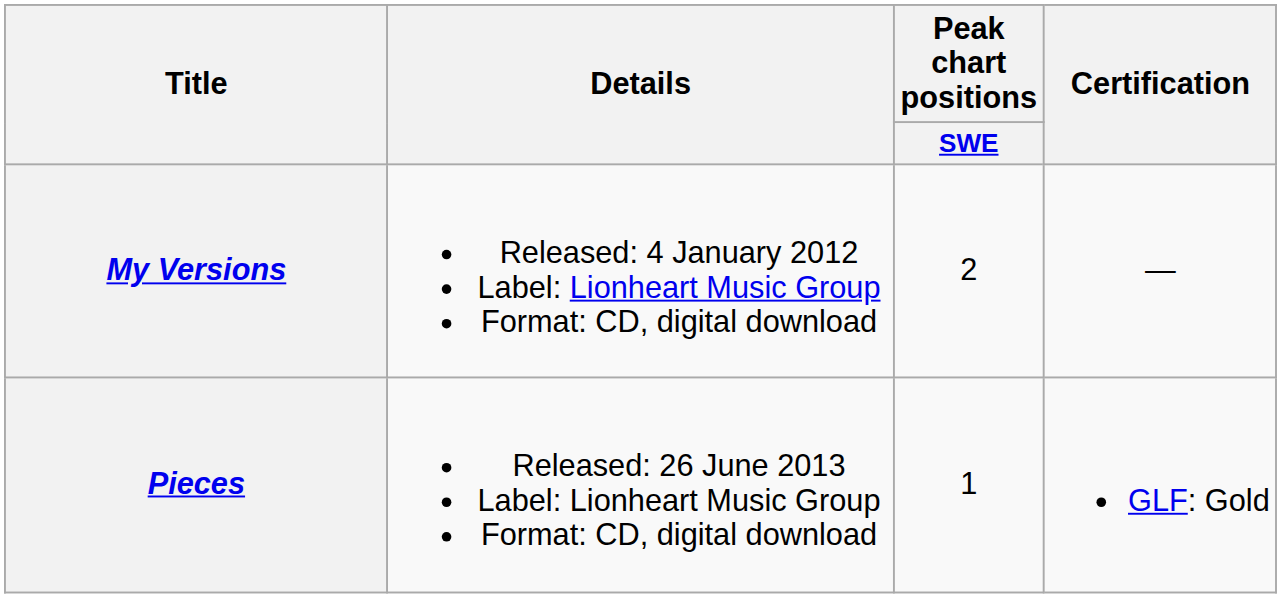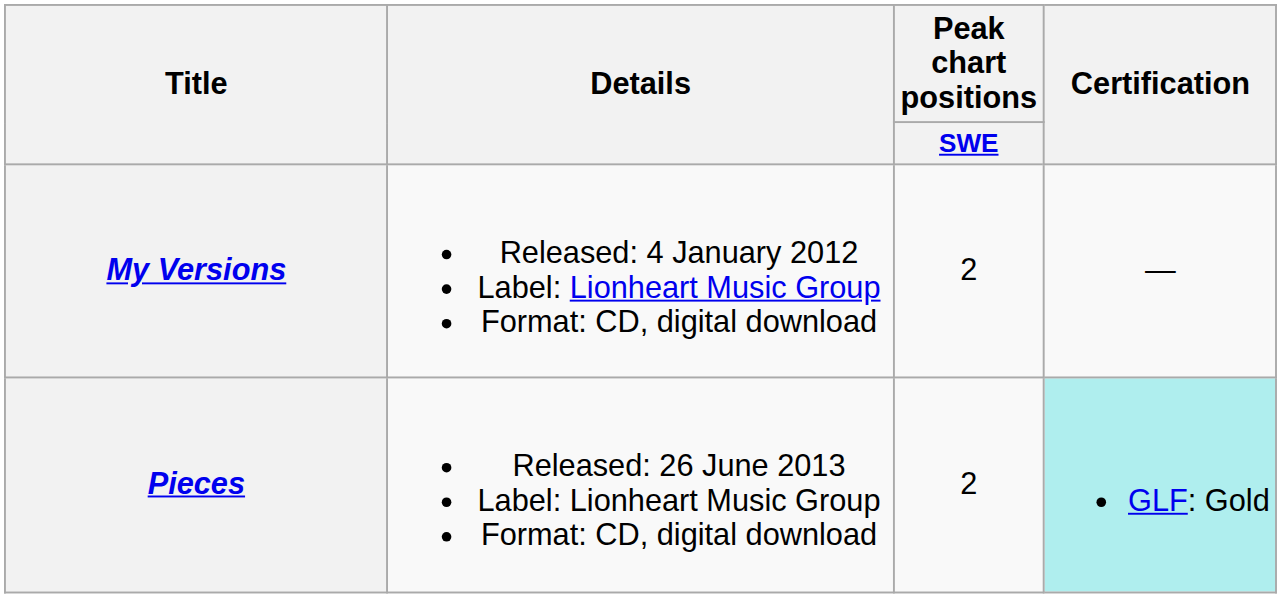(969, 484) 1 -> (969, 484) 2
(1160, 502) no background -> (1160, 502) paleturquoise background
